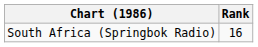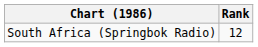(236, 33) 16 -> (236, 33) 12
